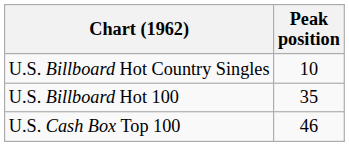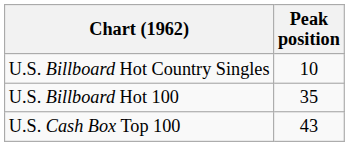(309, 126) 46 -> (309, 126) 43
